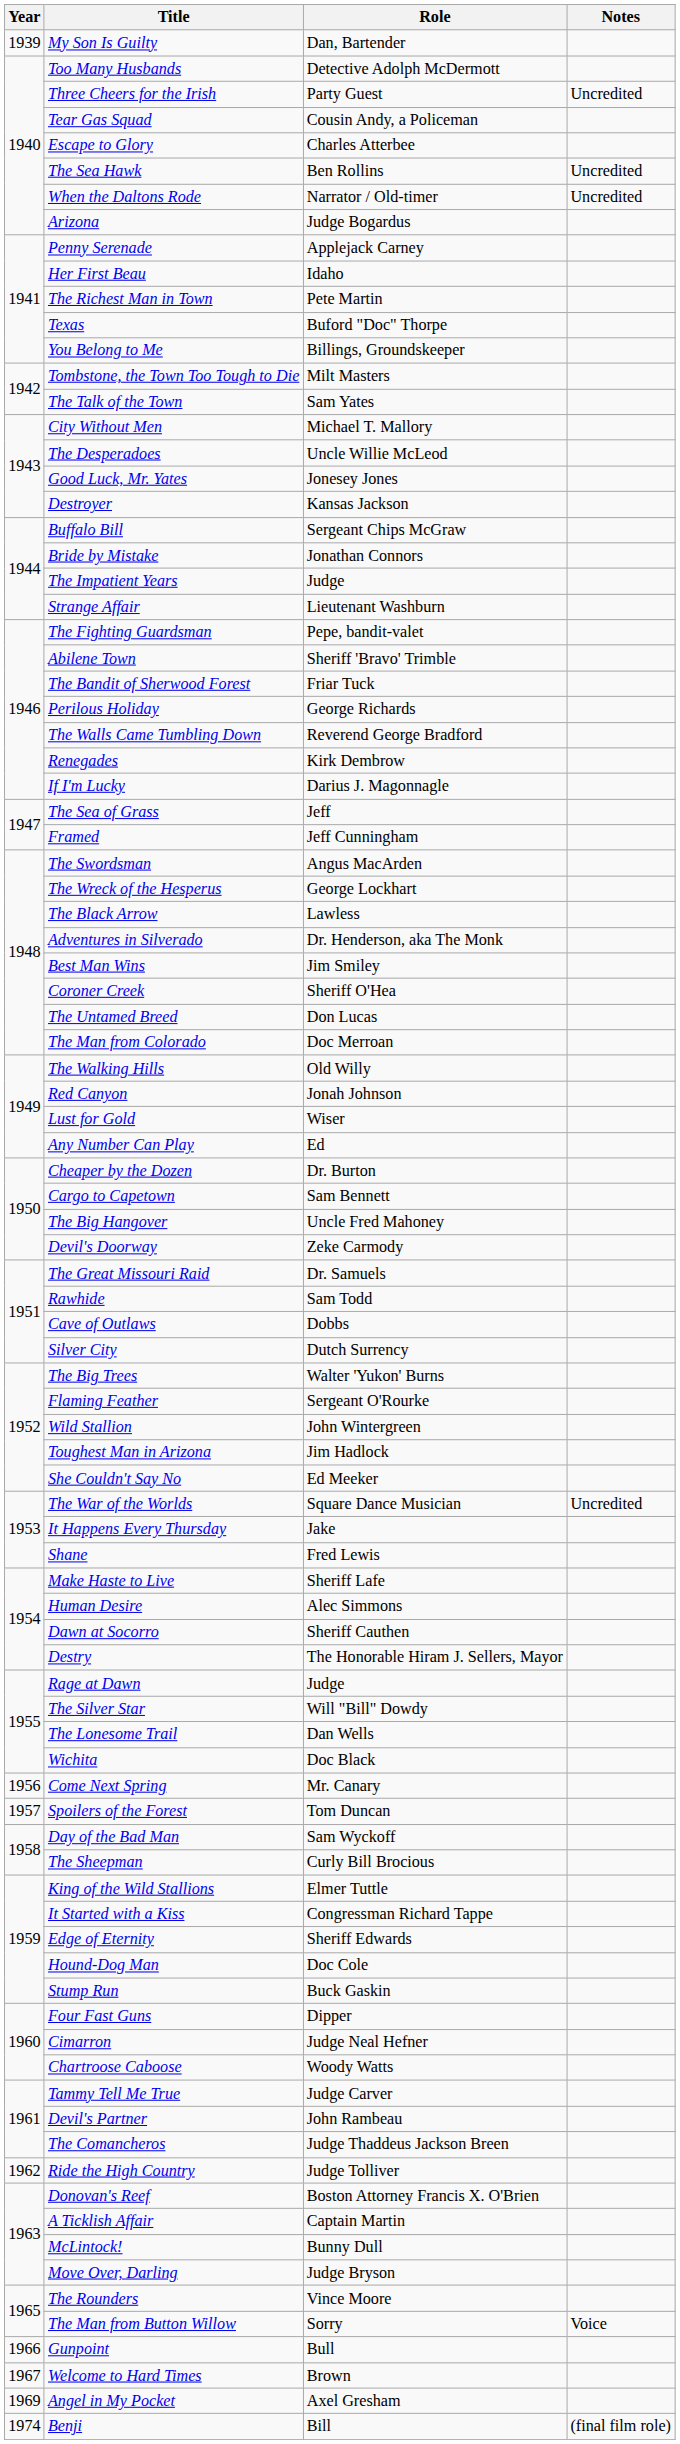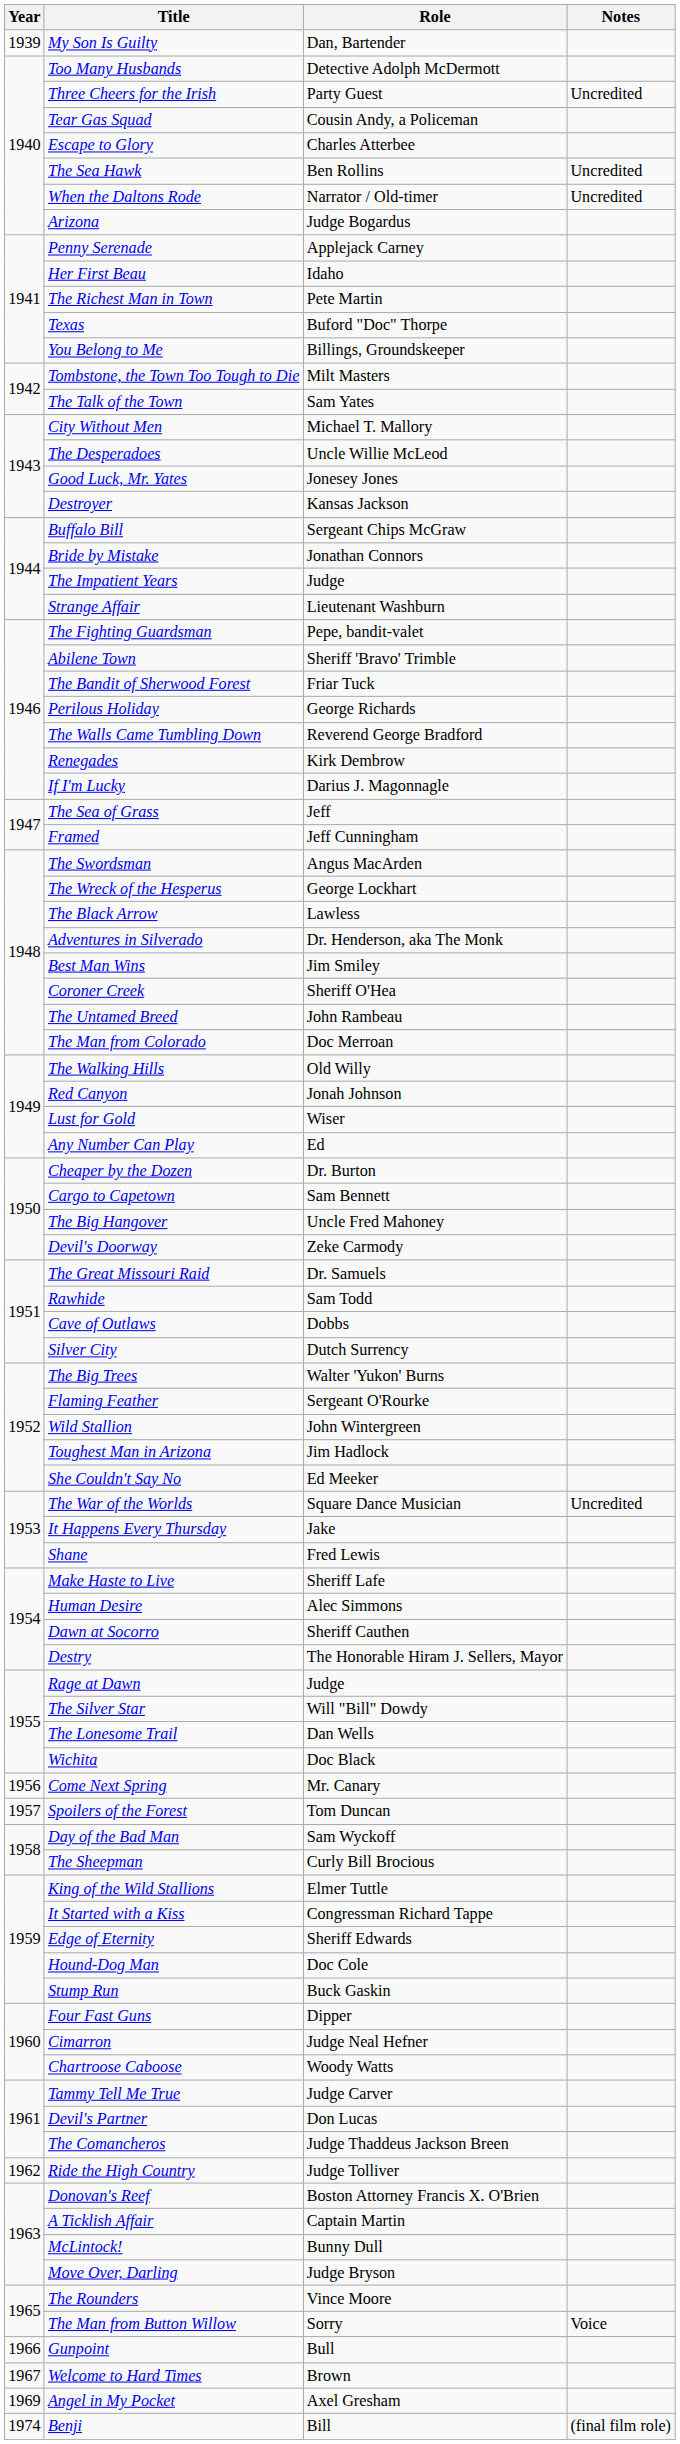(342, 1016) Don Lucas -> (355, 1016) John Rambeau
(355, 2118) John Rambeau -> (342, 2118) Don Lucas
